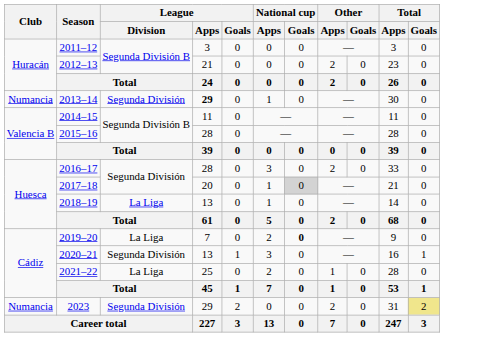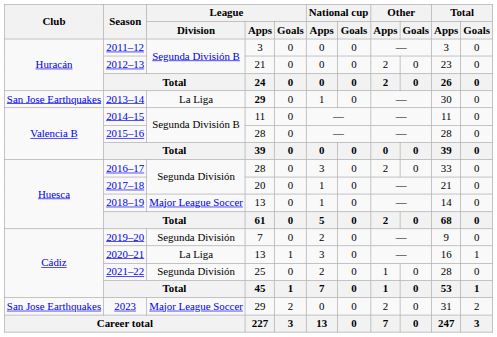(31, 99) Numancia -> (54, 99) San Jose Earthquakes
(146, 99) Segunda División -> (196, 99) La Liga
(301, 185) lightgrey background -> (354, 185) no background
(146, 202) La Liga -> (196, 202) Major League Soccer
(146, 237) La Liga -> (196, 237) Segunda División
(301, 237) bold -> (354, 237) normal
(146, 254) Segunda División -> (196, 254) La Liga
(146, 271) La Liga -> (196, 271) Segunda División
(31, 306) Numancia -> (54, 306) San Jose Earthquakes
(146, 306) Segunda División -> (196, 306) Major League Soccer
(424, 306) khaki background -> (477, 306) no background
